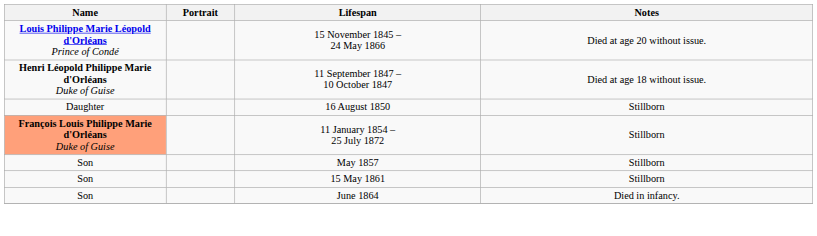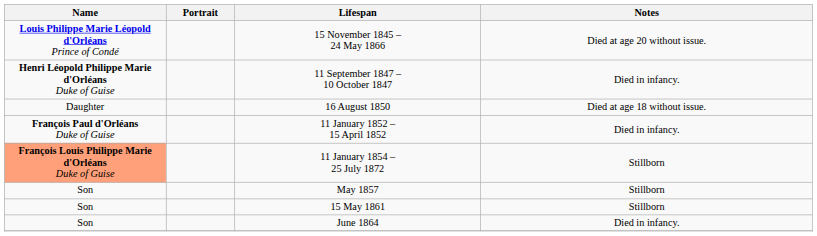(647, 79) Died at age 18 without issue. -> (647, 79) Died in infancy.
(647, 107) Stillborn -> (647, 107) Died at age 18 without issue.
+ row: (358, 129)
